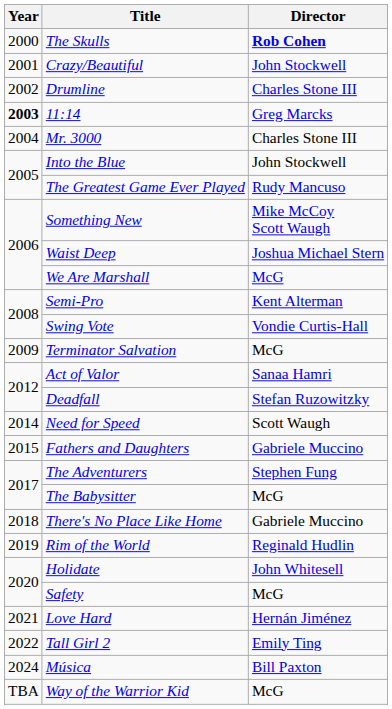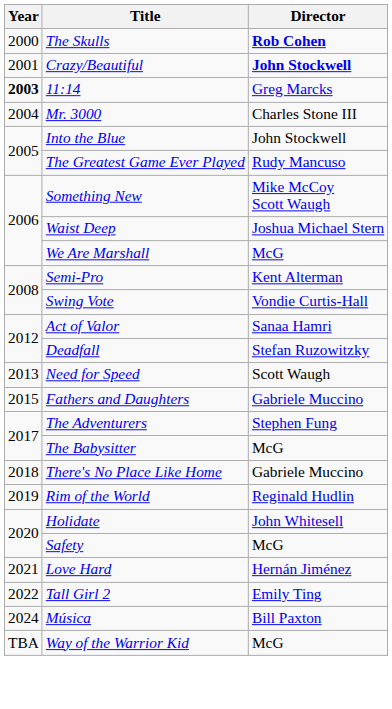(299, 65) normal -> (302, 65) bold
- row: (75, 89)
- row: (111, 350)
(23, 423) 2014 -> (23, 374) 2013
